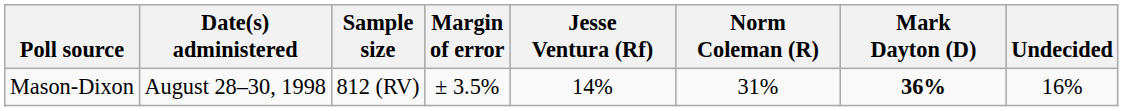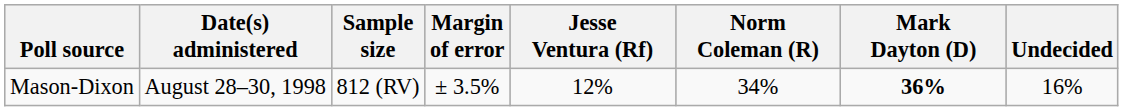(592, 86) 14% -> (592, 86) 12%
(758, 86) 31% -> (758, 86) 34%
